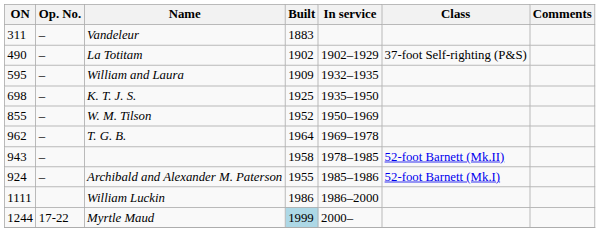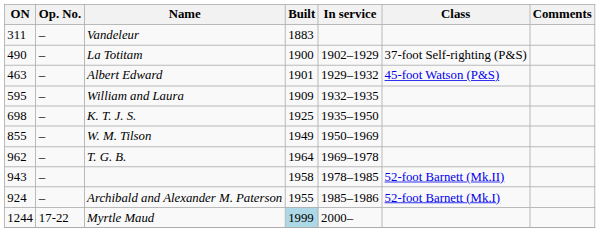(301, 55) 1902 -> (301, 55) 1900
+ row: (17, 75)
(301, 116) 1952 -> (301, 136) 1949
- row: (19, 197)
